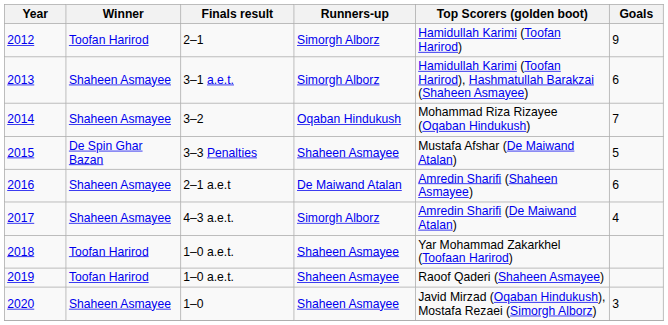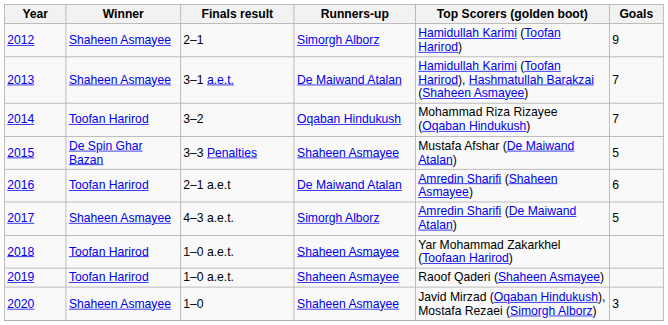(109, 40) Toofan Harirod -> (120, 40) Shaheen Asmayee
(338, 80) Simorgh Alborz -> (349, 80) De Maiwand Atalan
(616, 80) 6 -> (616, 80) 7
(120, 119) Shaheen Asmayee -> (109, 119) Toofan Harirod
(120, 185) Shaheen Asmayee -> (109, 185) Toofan Harirod
(616, 218) 4 -> (616, 218) 5
